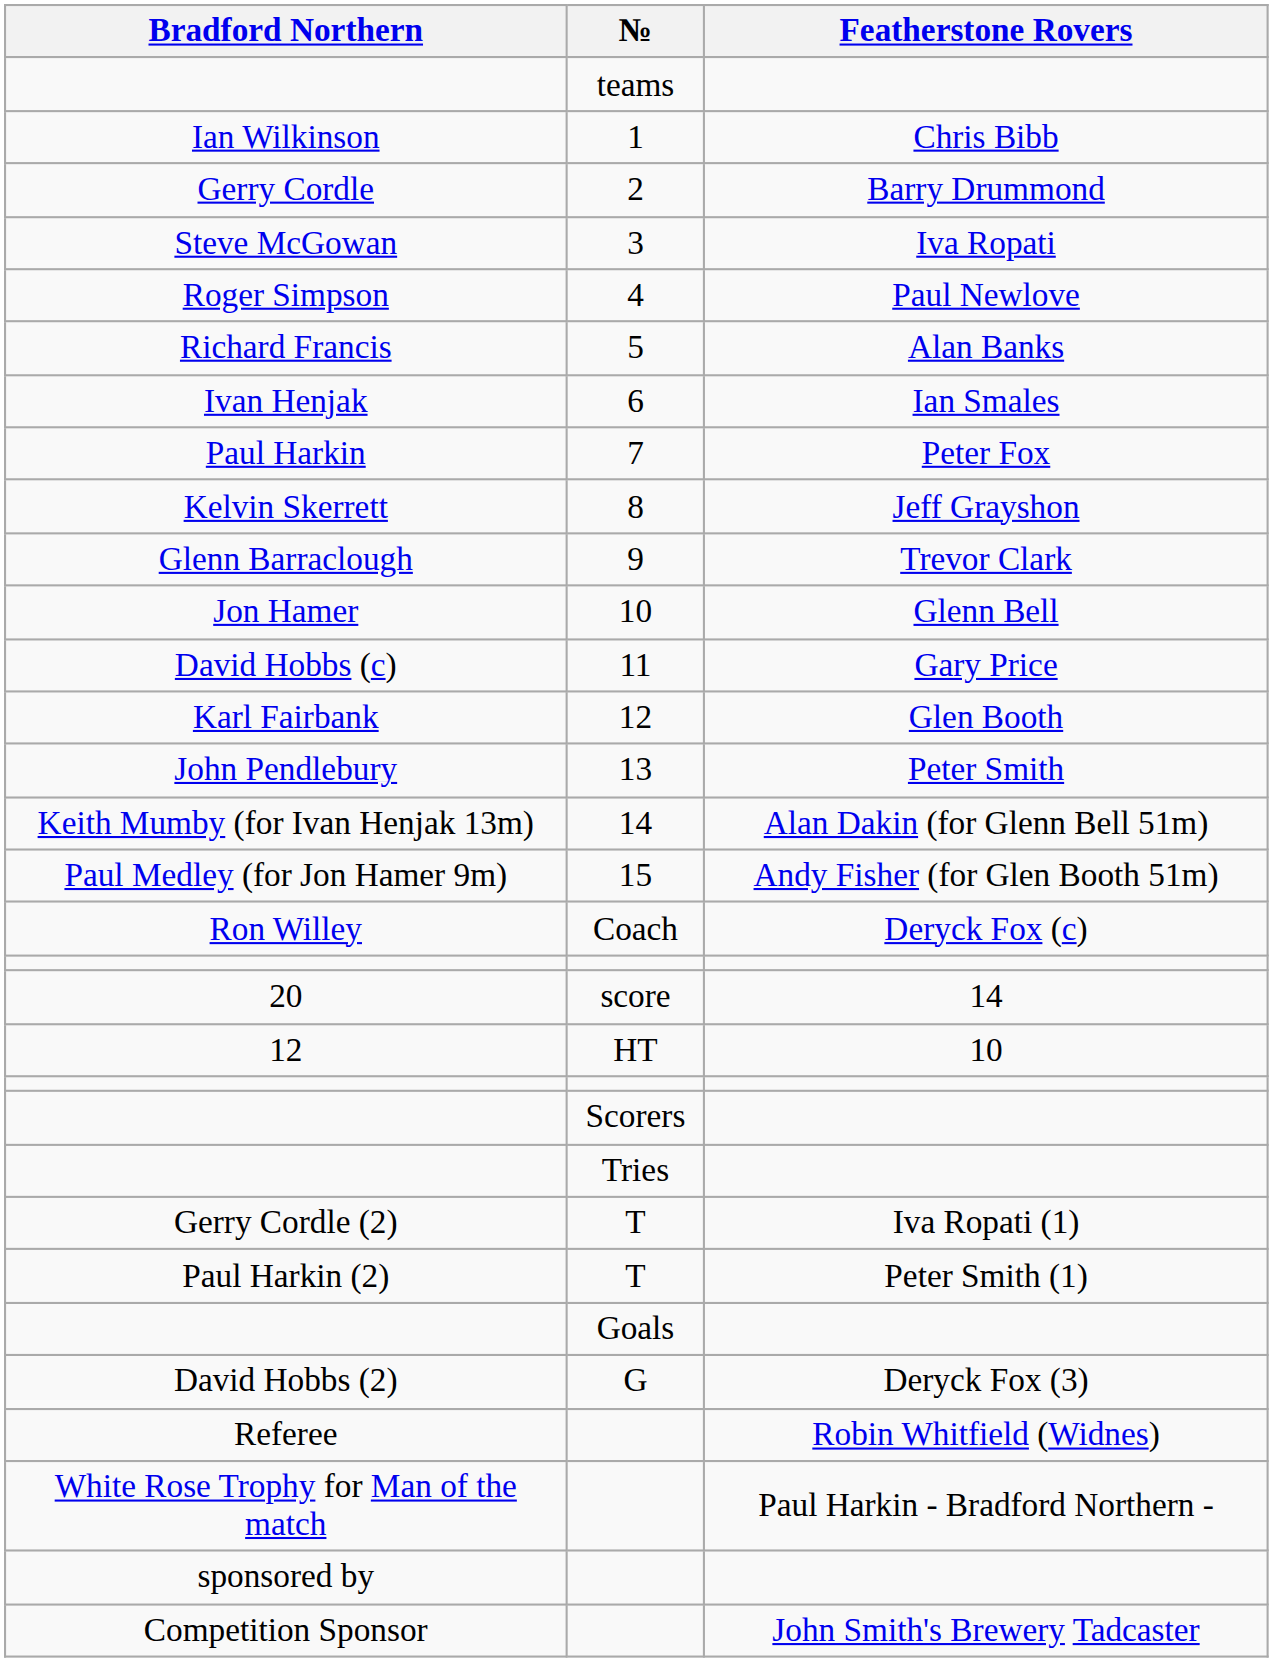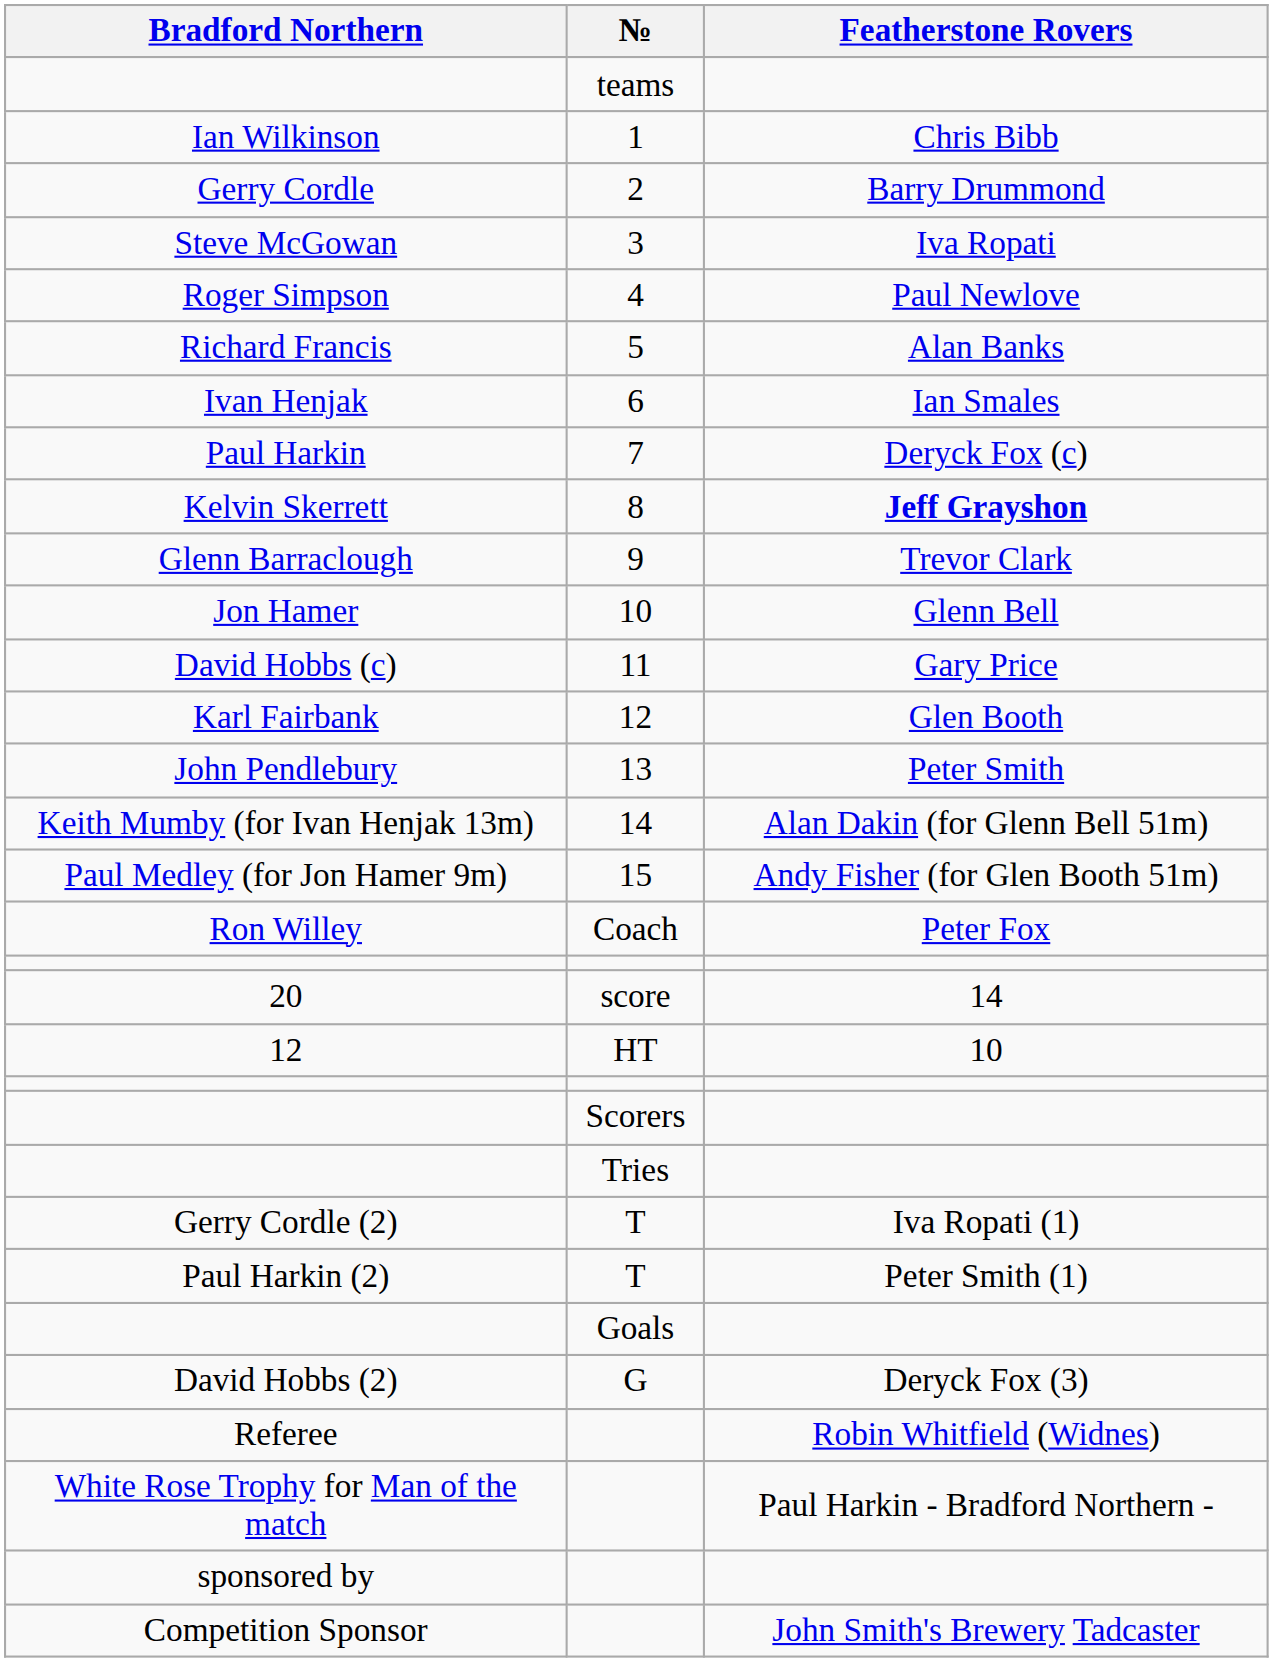(986, 453) Peter Fox -> (986, 453) Deryck Fox (c)
(986, 505) normal -> (986, 505) bold
(986, 928) Deryck Fox (c) -> (986, 928) Peter Fox
